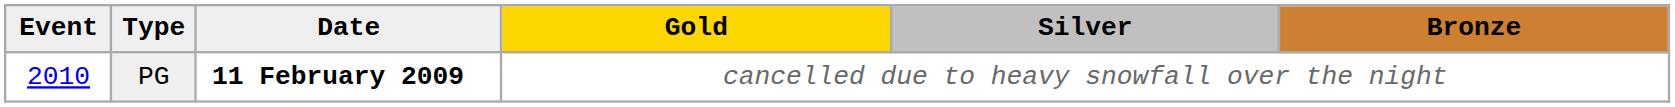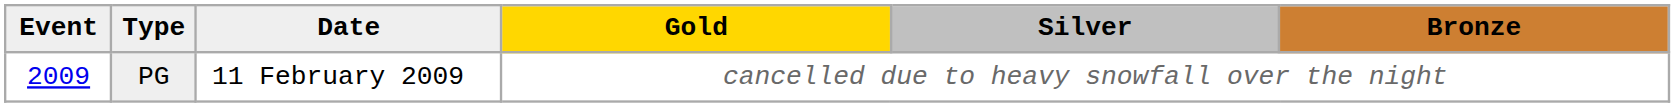(59, 76) 2010 -> (59, 76) 2009
(354, 76) bold -> (354, 76) normal
